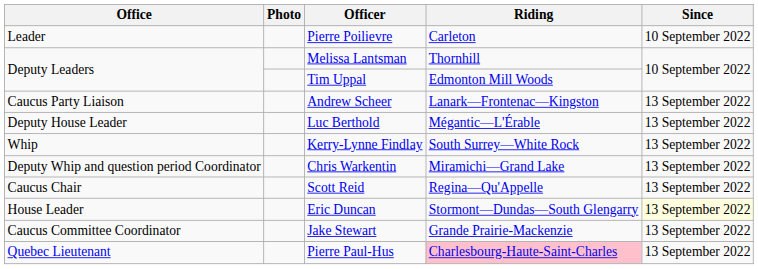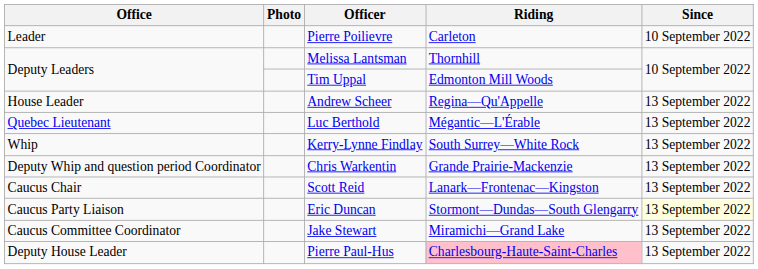(66, 101) Caucus Party Liaison -> (46, 101) House Leader
(514, 101) Lanark—Frontenac—Kingston -> (486, 101) Regina—Qu'Appelle
(67, 123) Deputy House Leader -> (59, 123) Quebec Lieutenant
(497, 166) Miramichi—Grand Lake -> (501, 166) Grande Prairie-Mackenzie
(486, 187) Regina—Qu'Appelle -> (514, 187) Lanark—Frontenac—Kingston
(46, 209) House Leader -> (66, 209) Caucus Party Liaison
(501, 230) Grande Prairie-Mackenzie -> (497, 230) Miramichi—Grand Lake
(59, 252) Quebec Lieutenant -> (67, 252) Deputy House Leader
